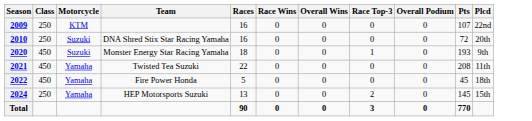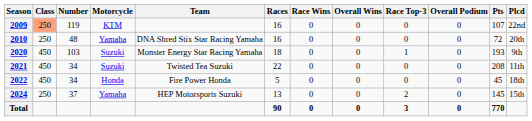+ column: (73, 11)
(45, 24) no background -> (45, 24) lightsalmon background
(79, 38) Suzuki -> (113, 38) Yamaha
(79, 66) Yamaha -> (113, 66) Suzuki
(79, 80) Yamaha -> (113, 80) Honda
